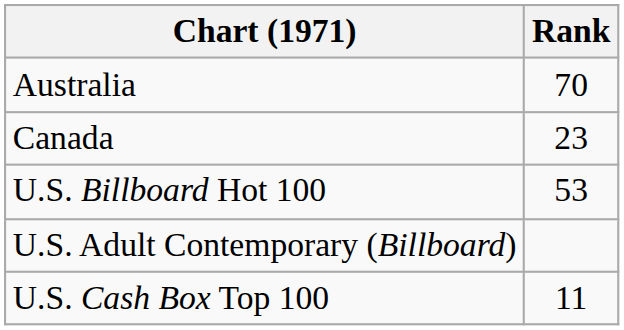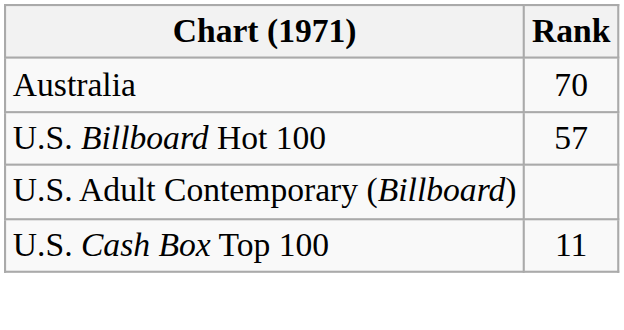- row: (63, 137)
(571, 191) 53 -> (571, 137) 57
